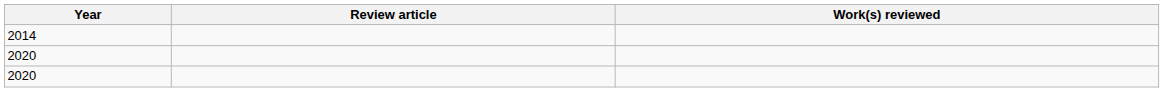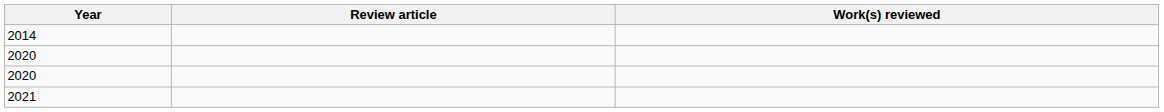+ row: (22, 96)
